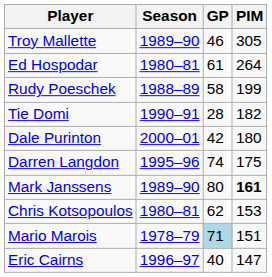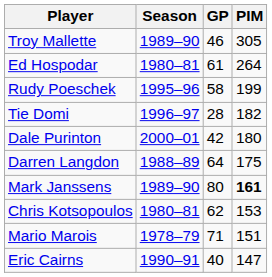(170, 89) 1988–89 -> (170, 89) 1995–96
(170, 114) 1990–91 -> (170, 114) 1996–97
(170, 162) 1995–96 -> (170, 162) 1988–89
(215, 162) 74 -> (215, 162) 64
(215, 235) lightblue background -> (215, 235) no background
(170, 260) 1996–97 -> (170, 260) 1990–91
